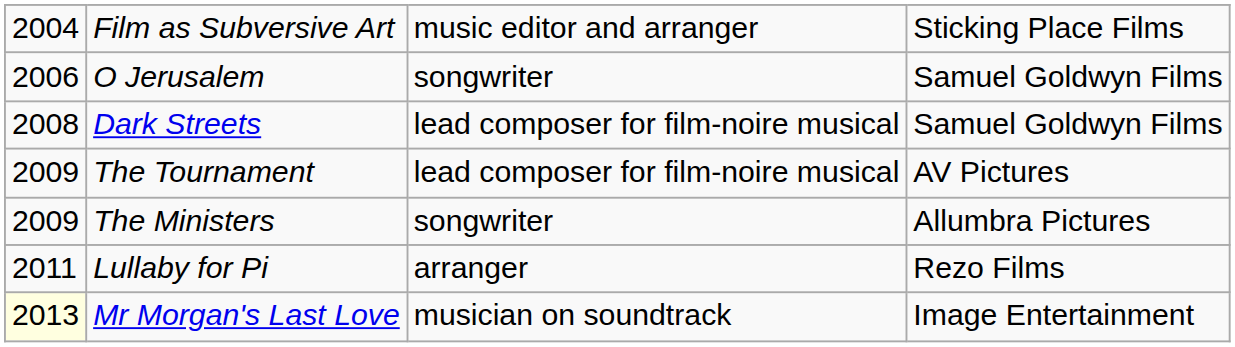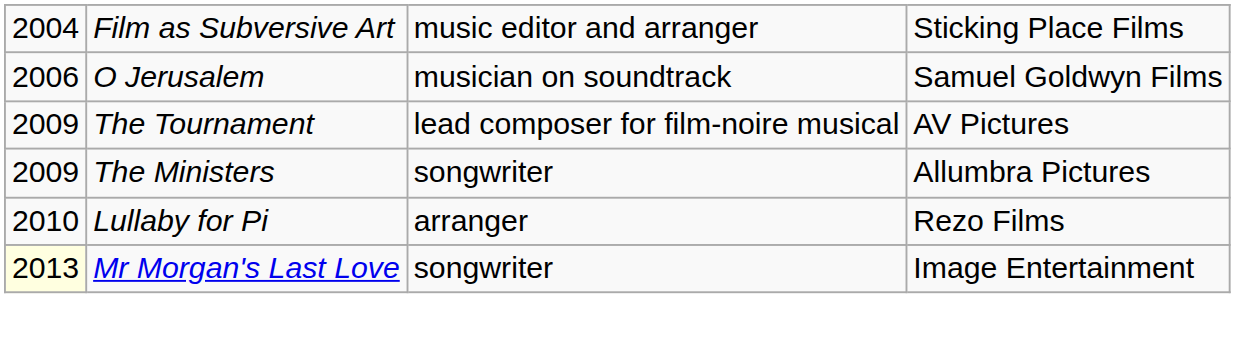(483, 76) songwriter -> (573, 76) musician on soundtrack
- row: (177, 124)
(44, 268) 2011 -> (46, 220) 2010
(573, 316) musician on soundtrack -> (483, 268) songwriter
